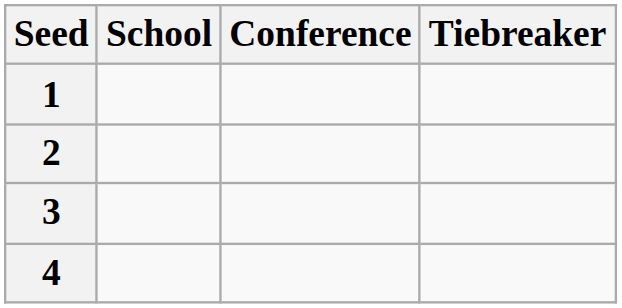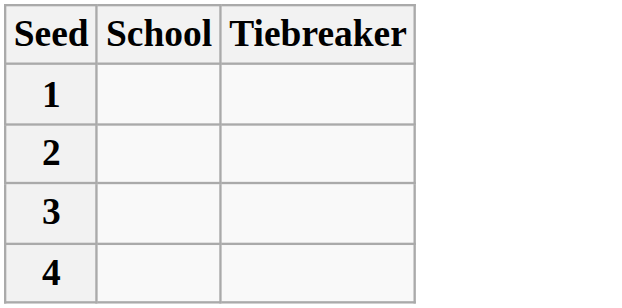- column: (320, 34)
